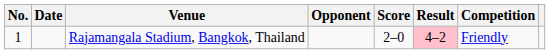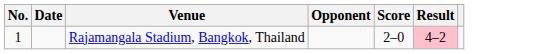- column: (498, 15)
